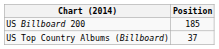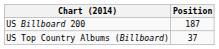(193, 24) 185 -> (193, 24) 187
